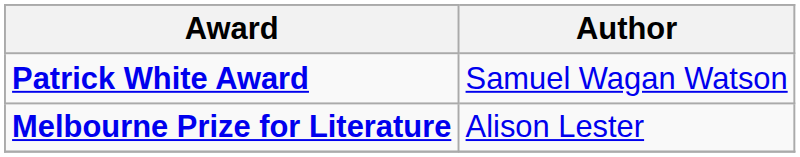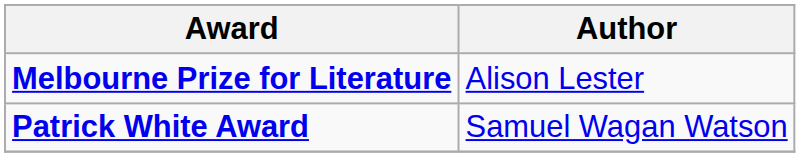rows swapped: (232, 126) <-> (161, 77)
